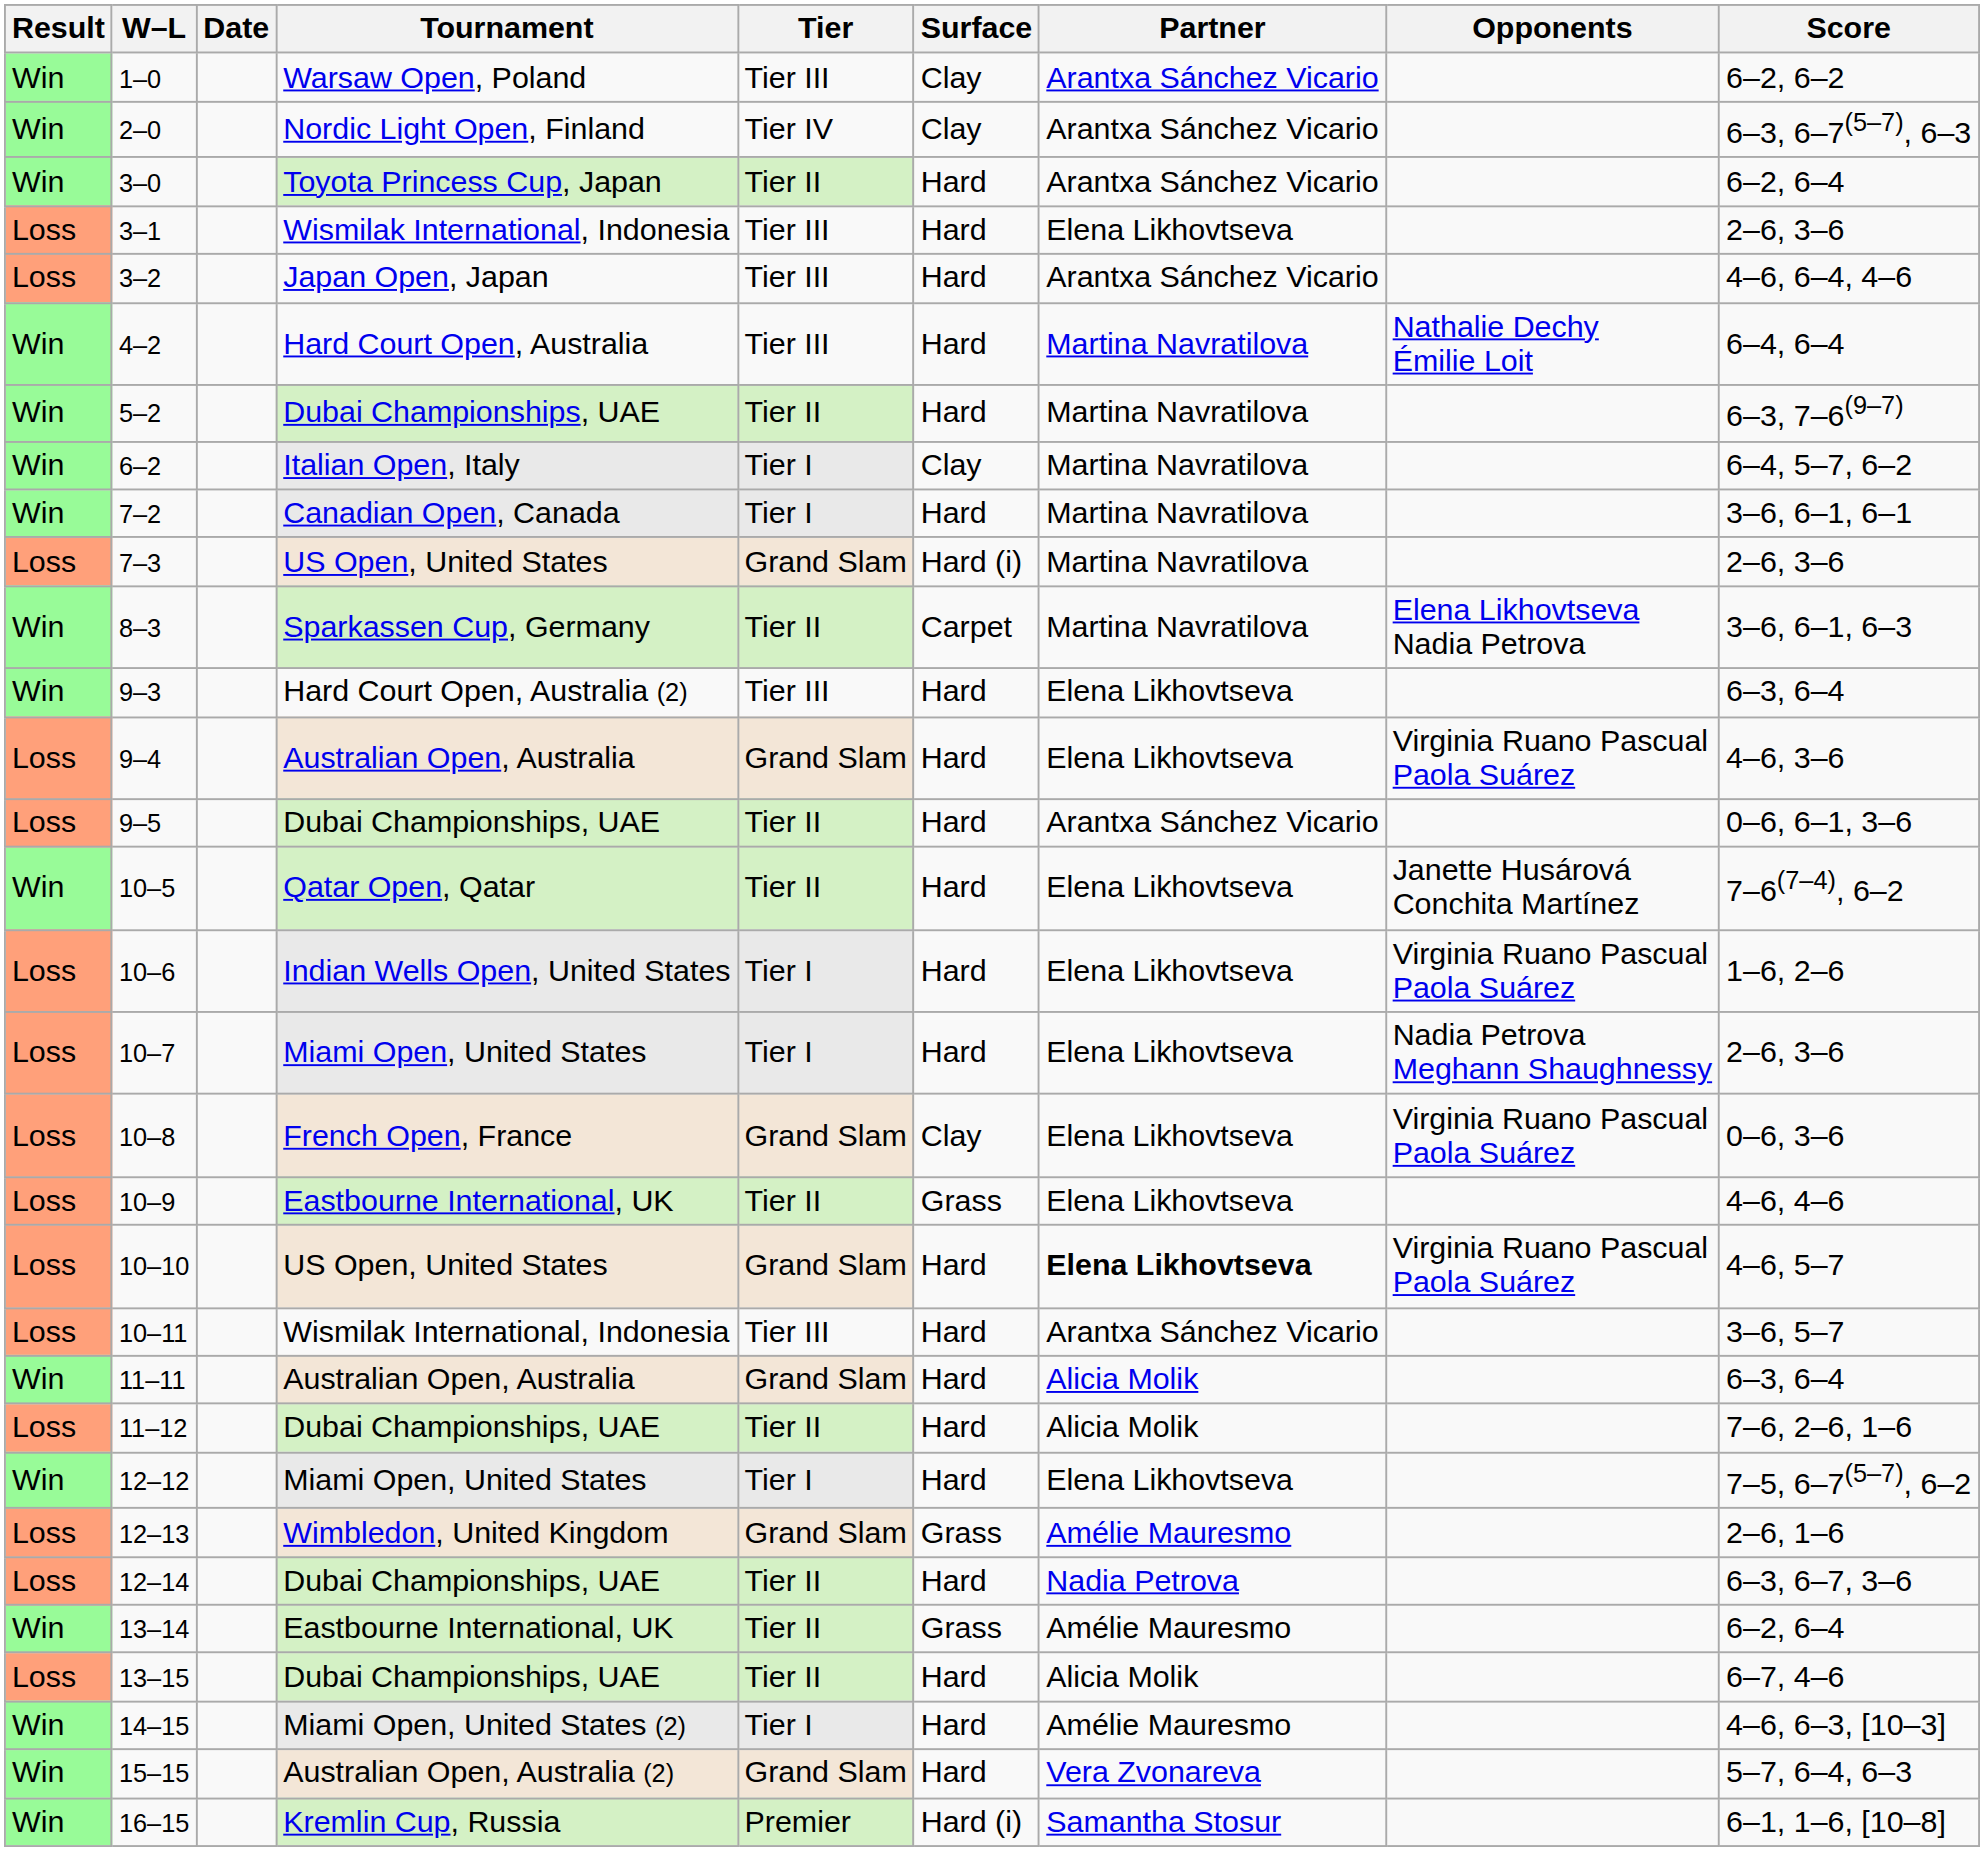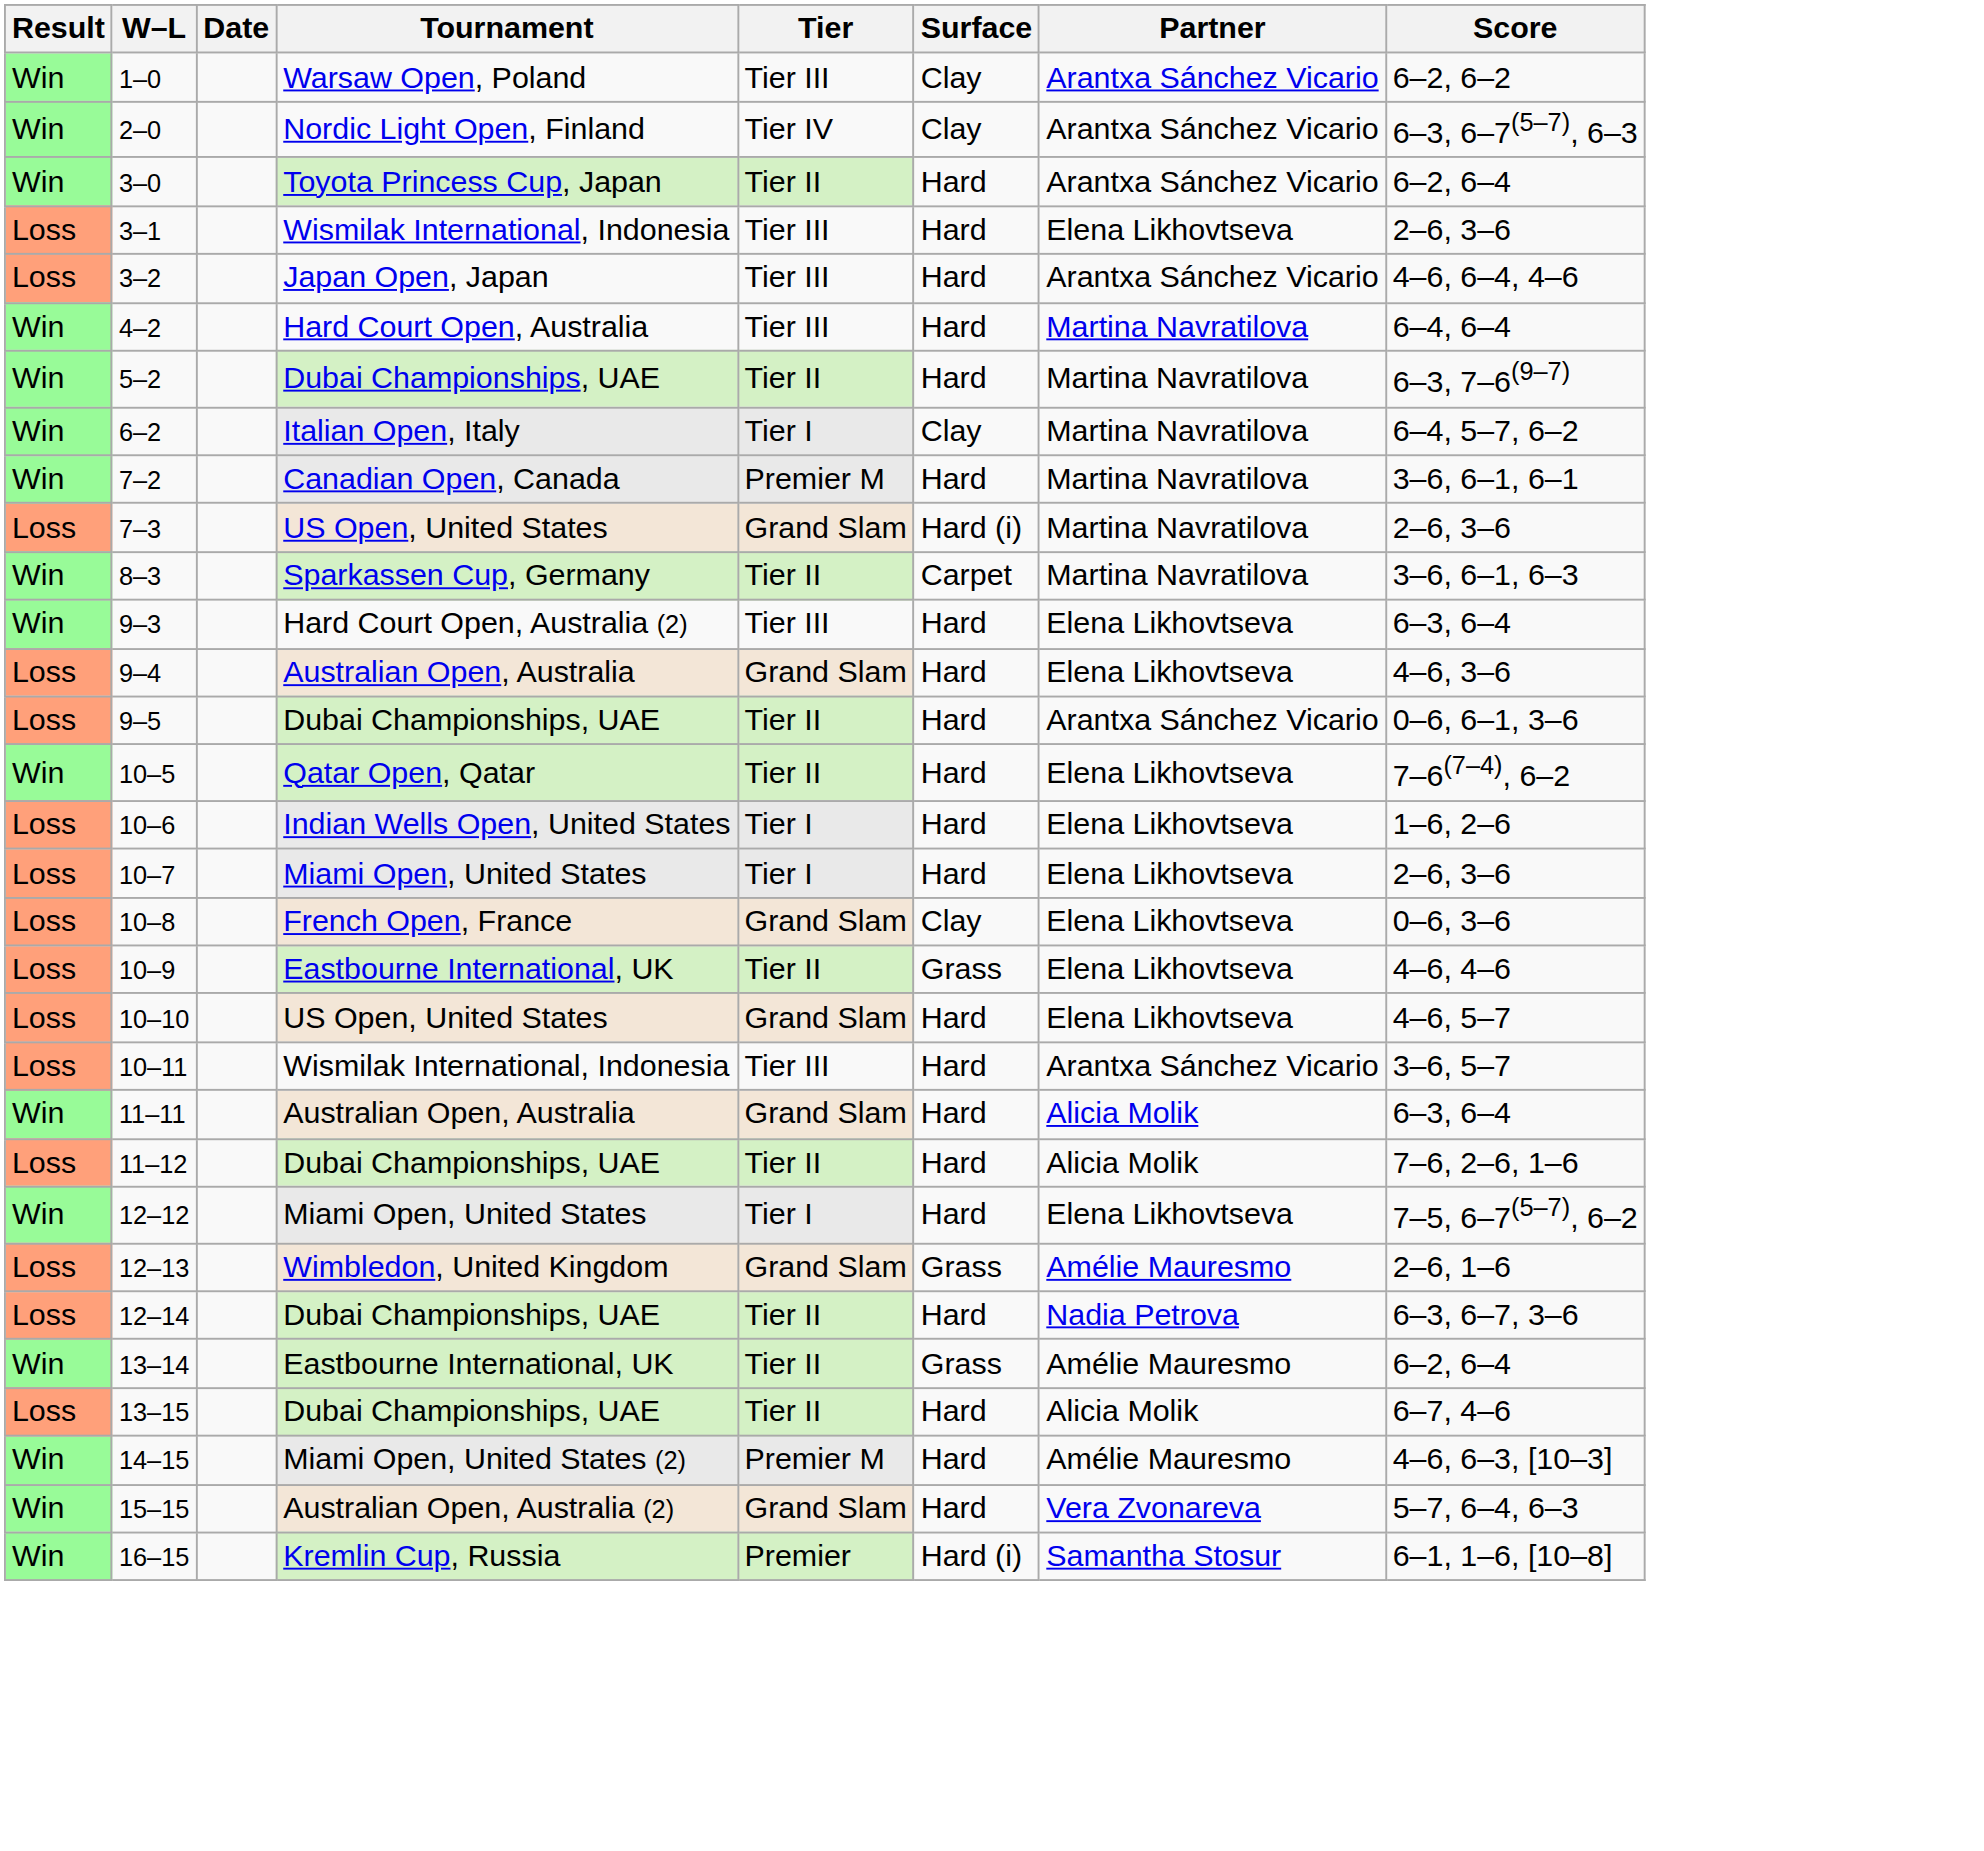- column: (1552, 28)
(779, 513) Tier I -> (815, 478) Premier M
(1179, 1265) bold -> (1170, 1017) normal
(779, 1725) Tier I -> (815, 1459) Premier M
